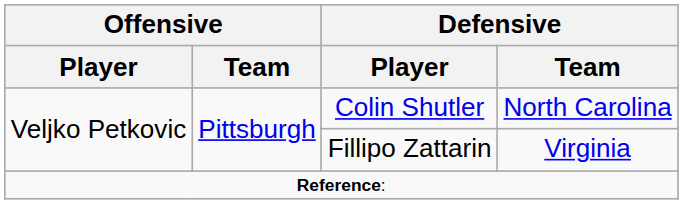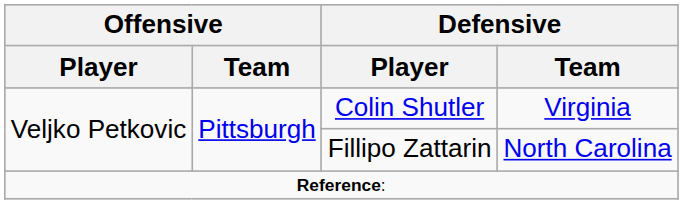(588, 107) North Carolina -> (588, 107) Virginia
(588, 149) Virginia -> (588, 149) North Carolina
